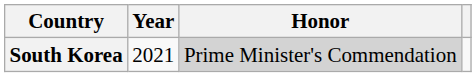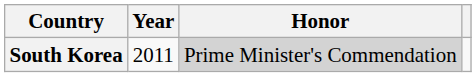(153, 54) 2021 -> (153, 54) 2011
